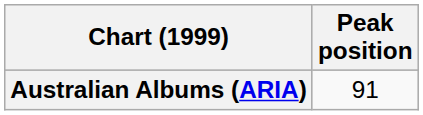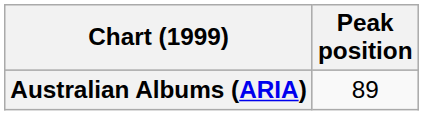(365, 89) 91 -> (365, 89) 89
